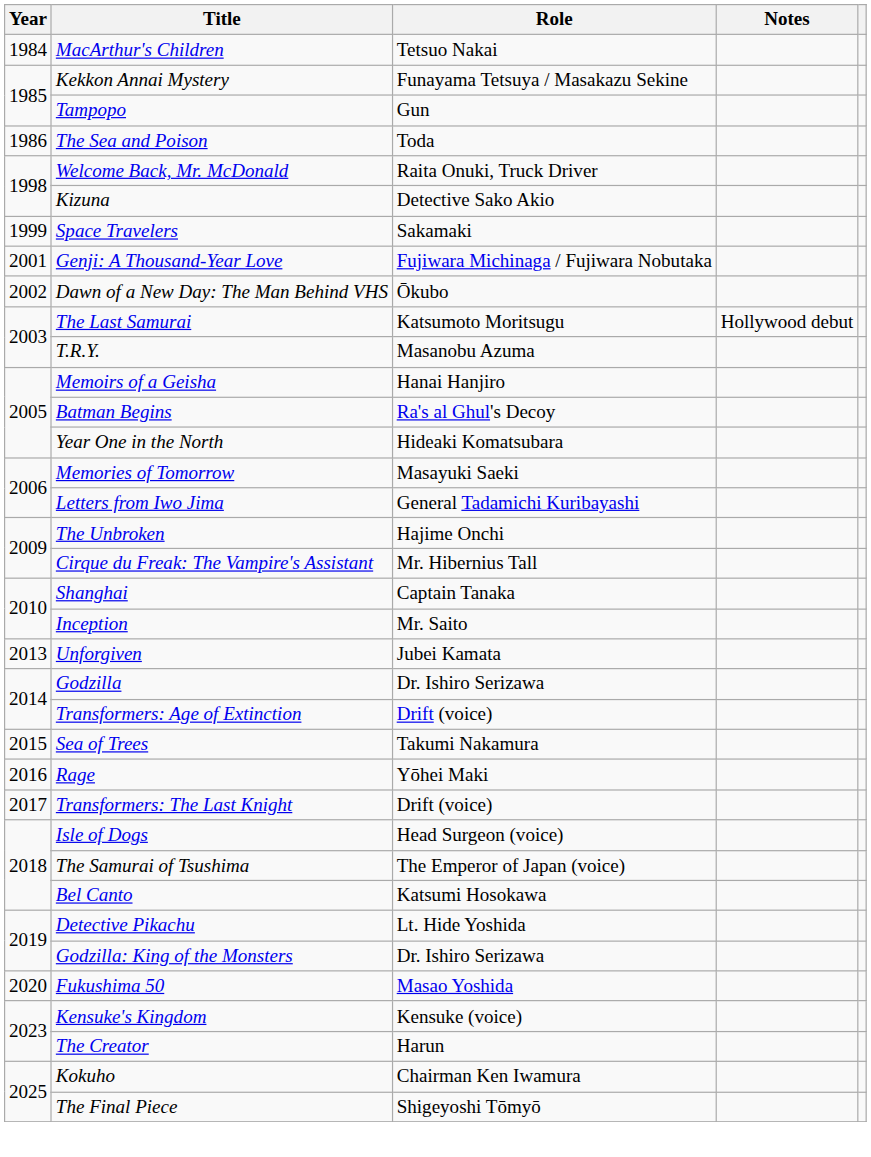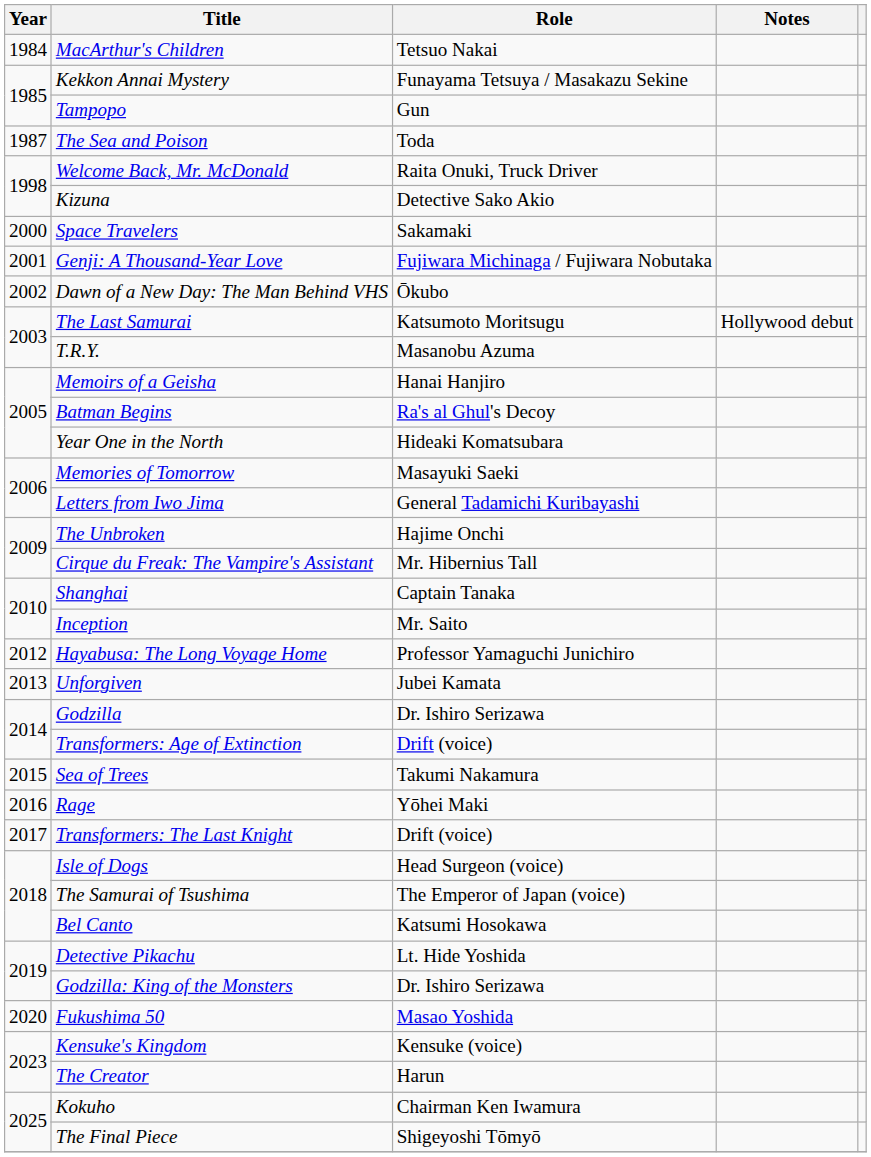(28, 140) 1986 -> (28, 140) 1987
(28, 230) 1999 -> (28, 230) 2000
+ row: (191, 653)
